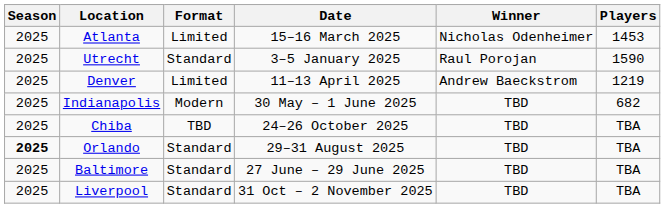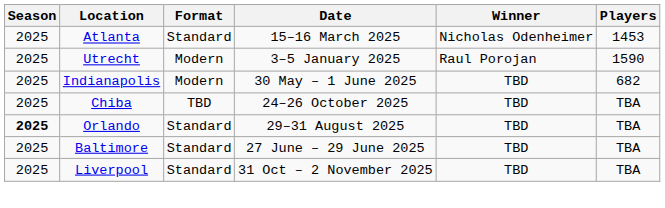(199, 38) Limited -> (199, 38) Standard
(199, 60) Standard -> (199, 60) Modern
- row: (112, 82)
